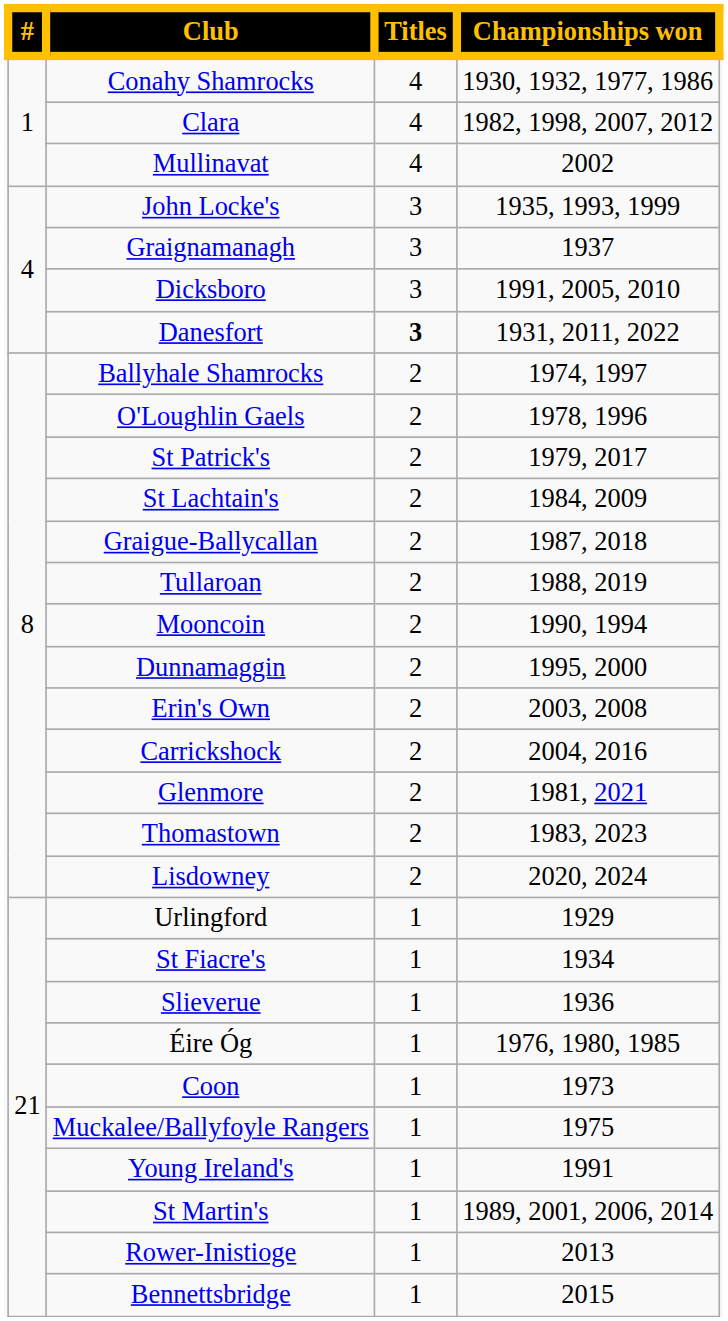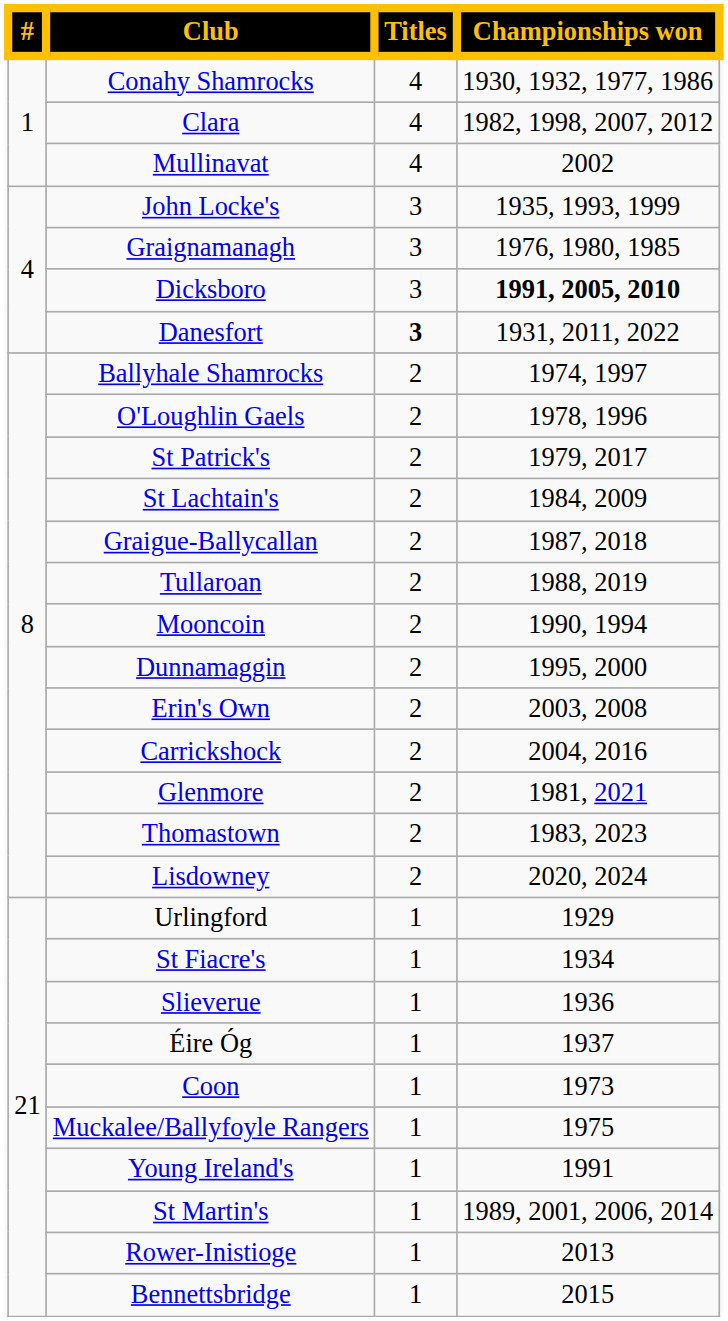(588, 247) 1937 -> (588, 247) 1976, 1980, 1985
(588, 289) normal -> (588, 289) bold
(588, 1043) 1976, 1980, 1985 -> (588, 1043) 1937
